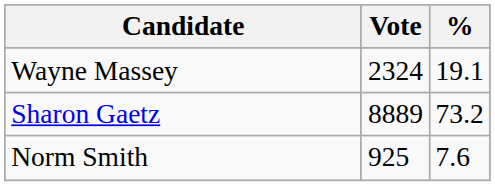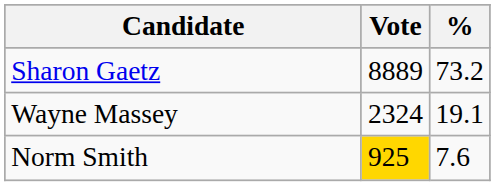rows swapped: (86, 113) <-> (95, 69)
(389, 157) no background -> (389, 157) gold background
